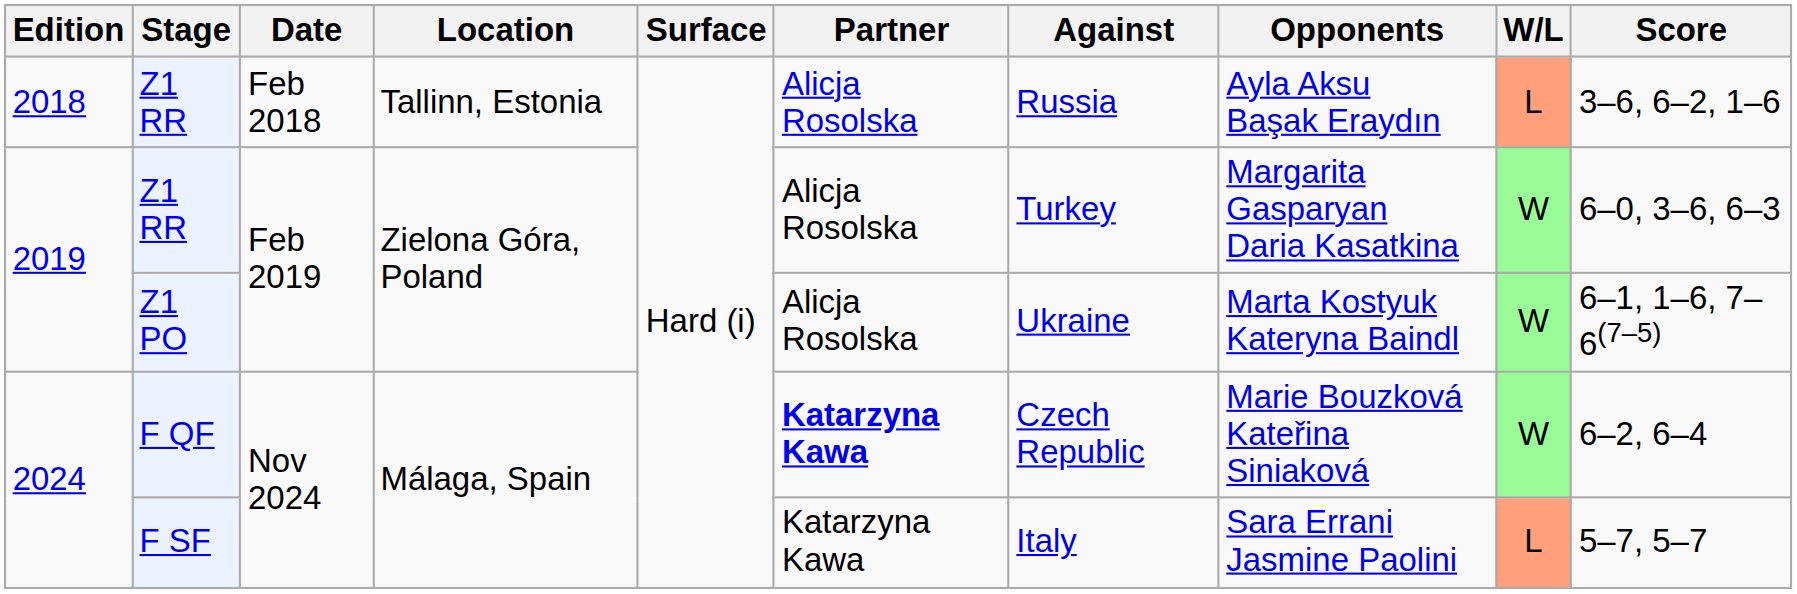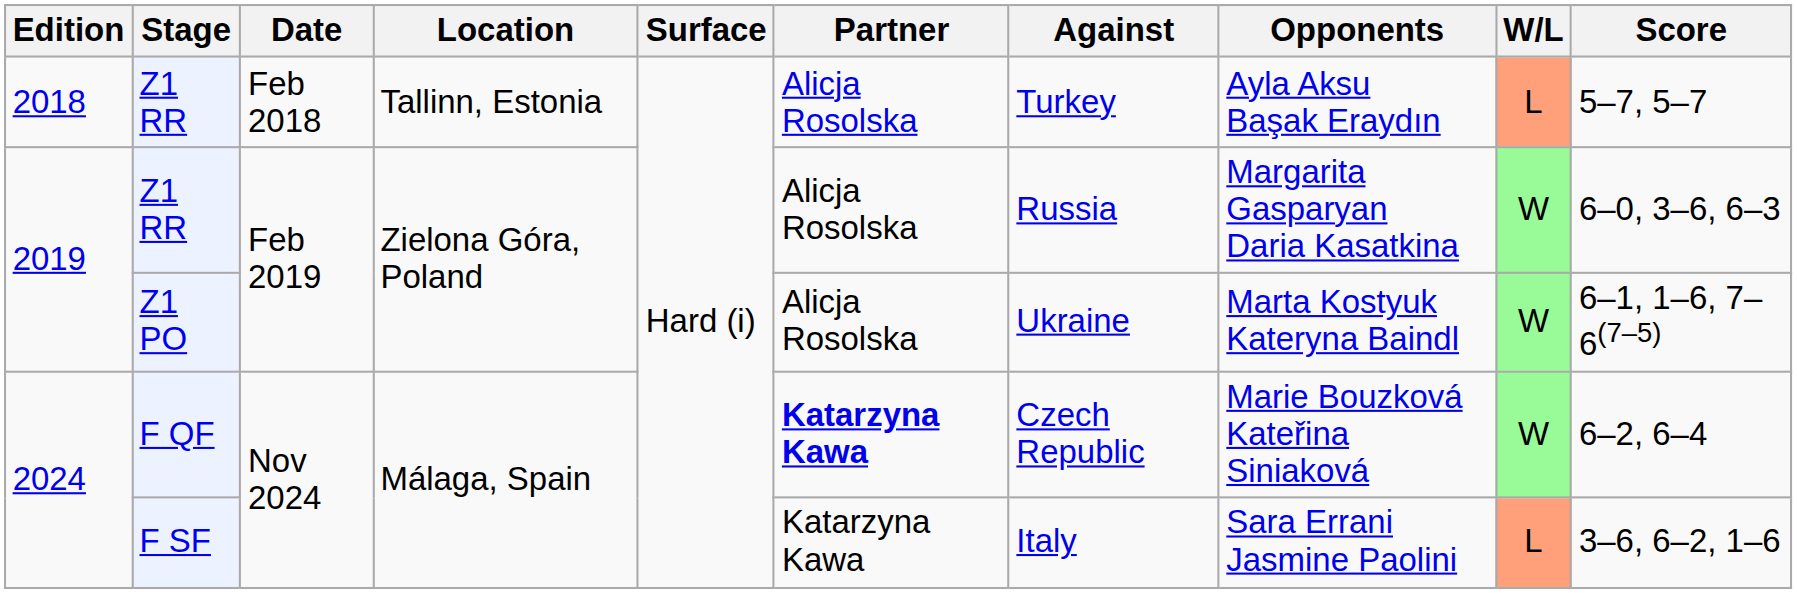(1067, 101) Russia -> (1066, 101) Turkey
(1680, 101) 3–6, 6–2, 1–6 -> (1643, 101) 5–7, 5–7
(1066, 209) Turkey -> (1067, 209) Russia
(1643, 541) 5–7, 5–7 -> (1680, 541) 3–6, 6–2, 1–6
